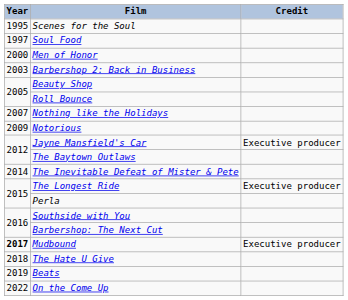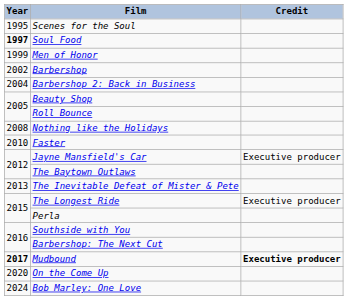(17, 41) normal -> (17, 41) bold
(17, 56) 2000 -> (17, 56) 1999
+ row: (60, 70)
(17, 70) 2003 -> (17, 85) 2004
(17, 114) 2007 -> (17, 128) 2008
- row: (57, 128)
+ row: (49, 143)
(17, 172) 2014 -> (17, 187) 2013
(292, 245) normal -> (292, 259) bold
- row: (73, 259)
- row: (46, 274)
(17, 289) 2022 -> (17, 274) 2020
+ row: (87, 289)
